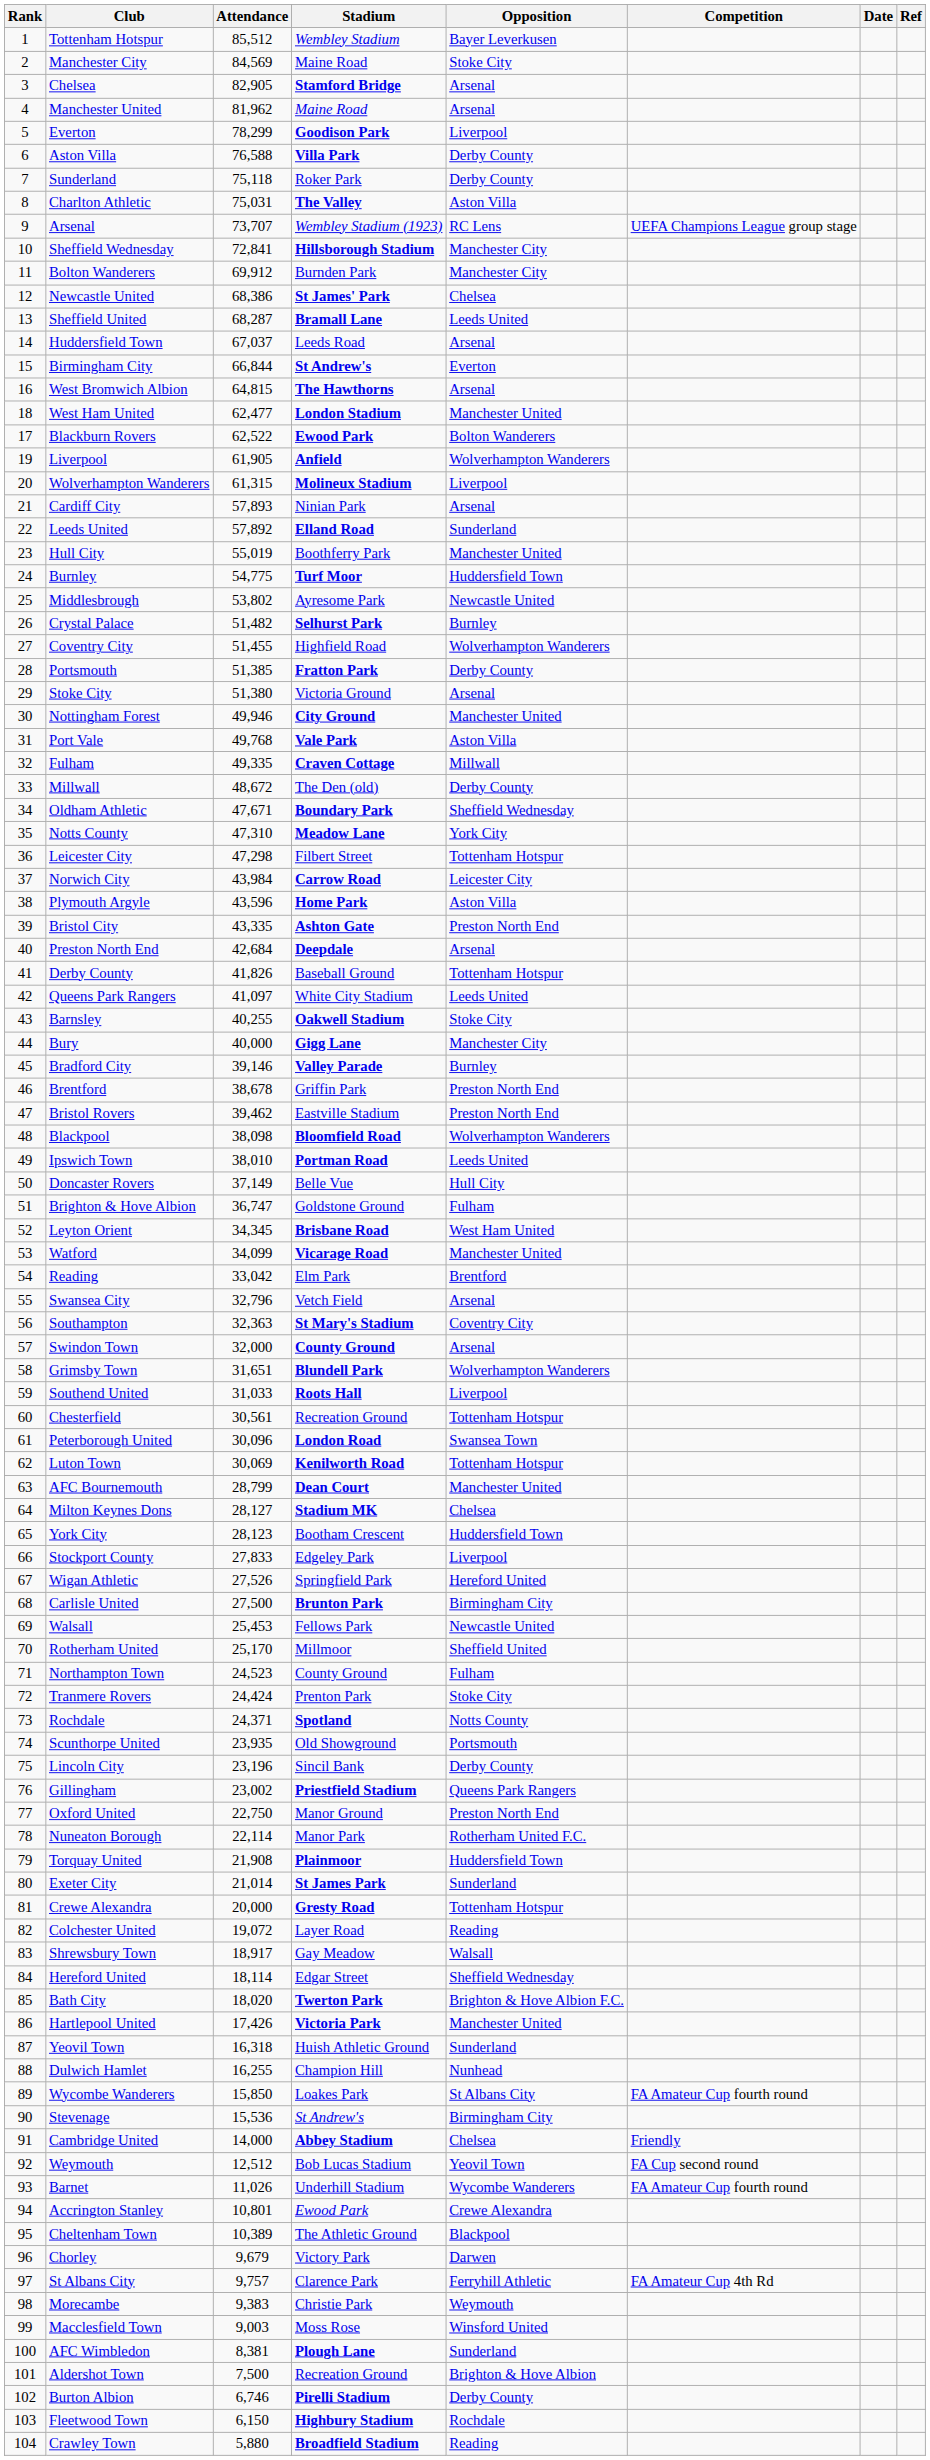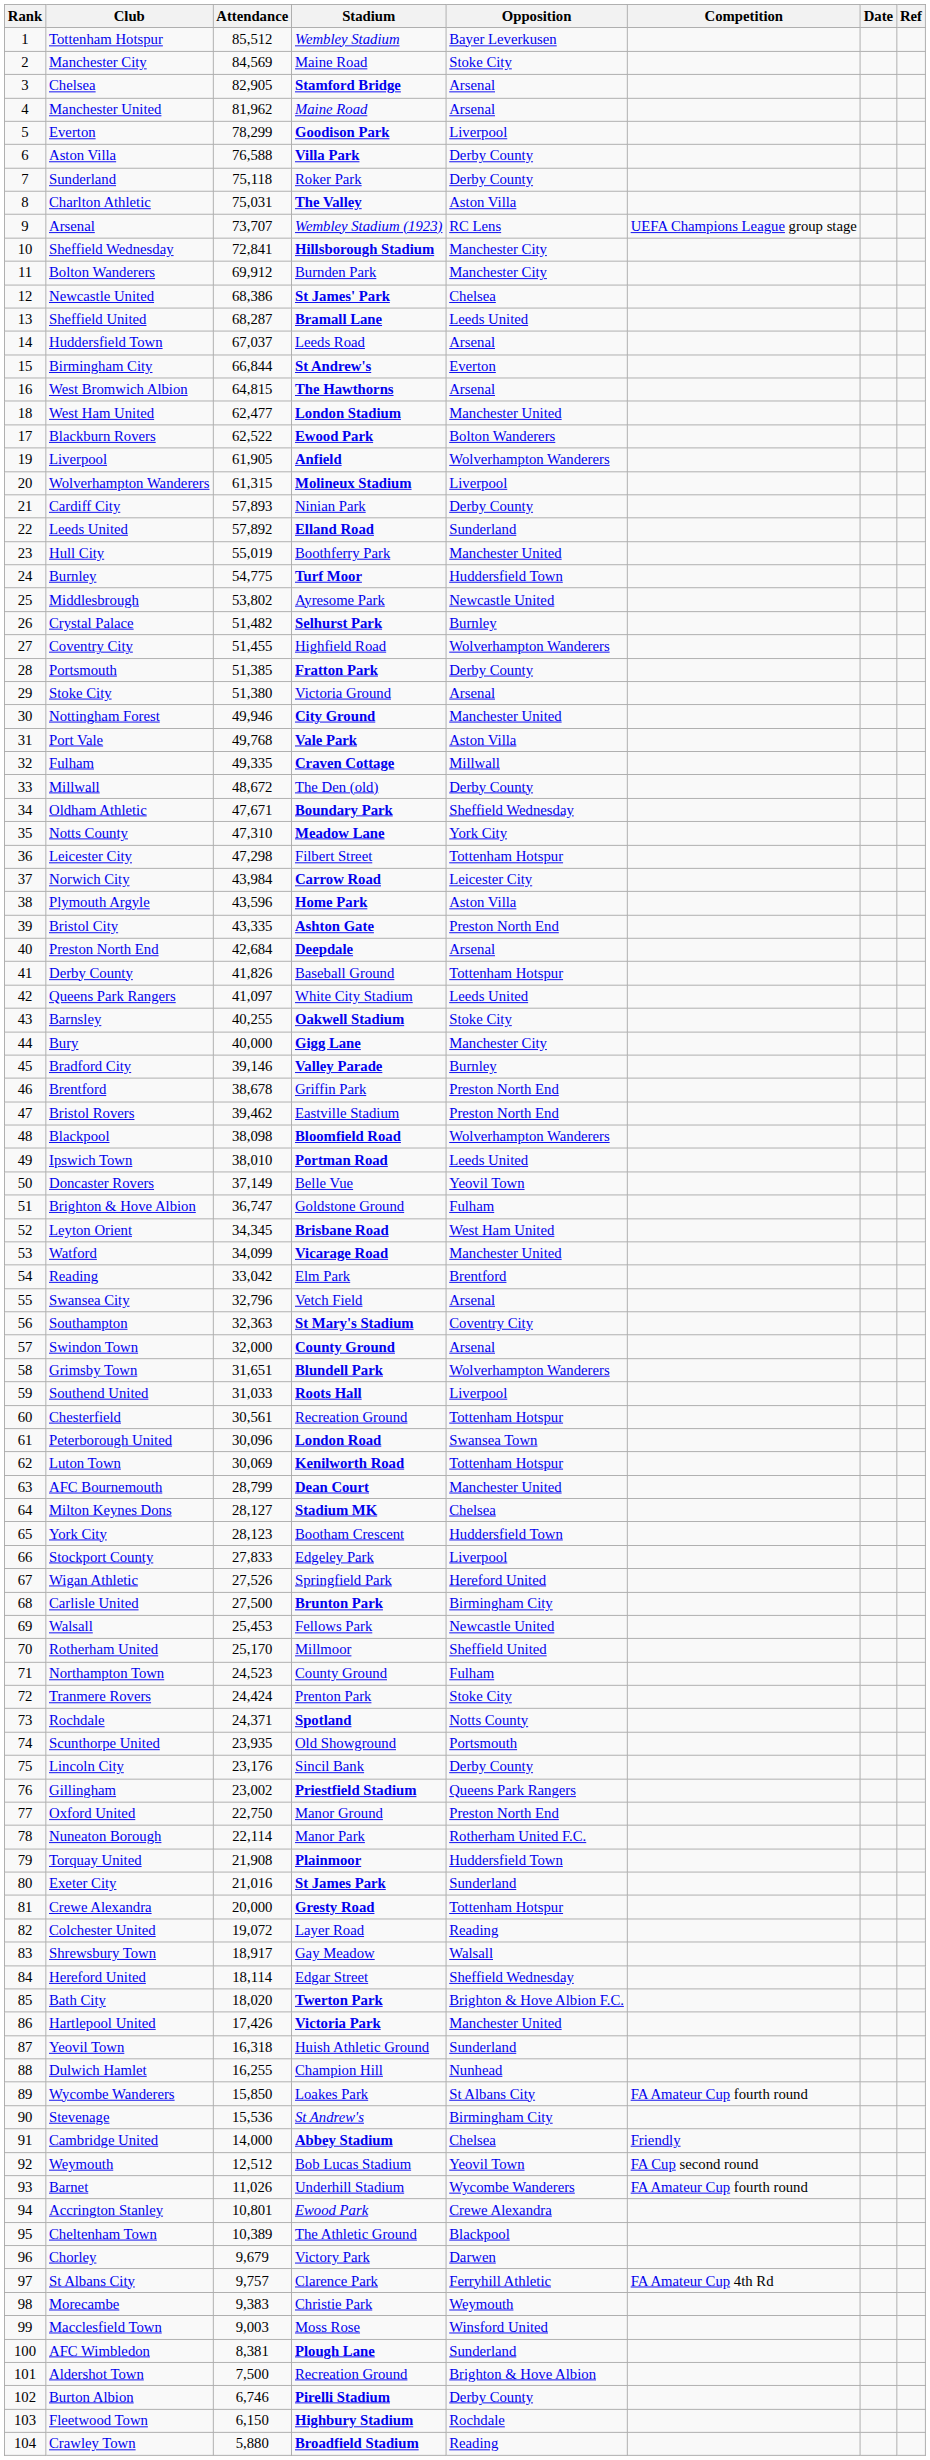(472, 506) Arsenal -> (491, 506) Derby County
(477, 1183) Hull City -> (487, 1183) Yeovil Town
(252, 1767) 23,196 -> (252, 1767) 23,176
(252, 1883) 21,014 -> (252, 1883) 21,016
